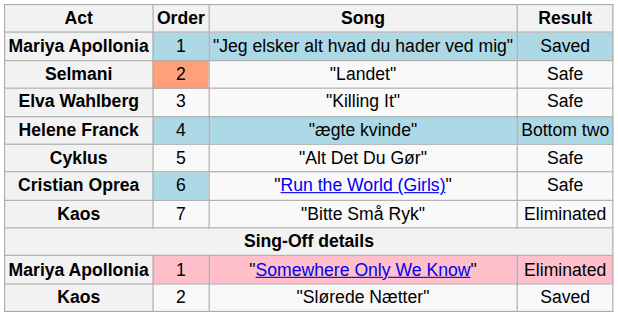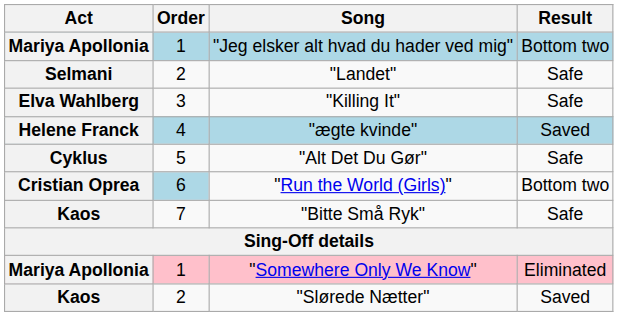(565, 46) Saved -> (565, 46) Bottom two
(181, 74) lightsalmon background -> (181, 74) no background
(565, 130) Bottom two -> (565, 130) Saved
(565, 185) Safe -> (565, 185) Bottom two
(565, 213) Eliminated -> (565, 213) Safe
